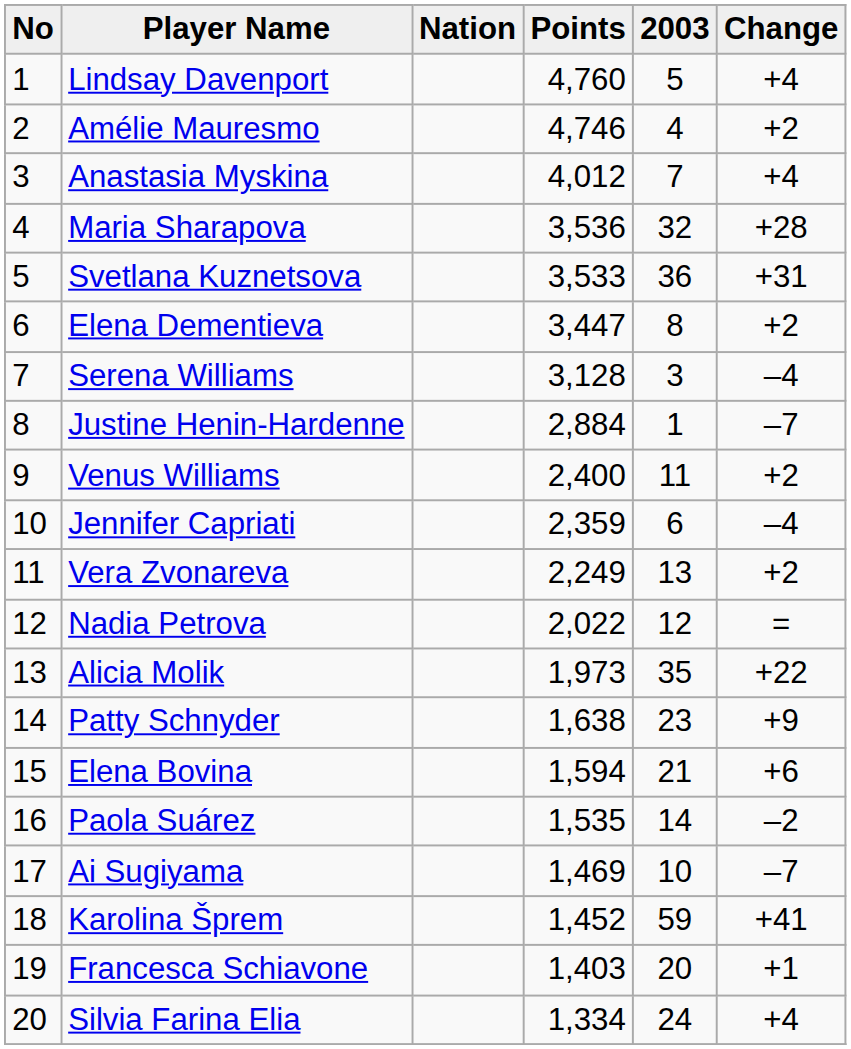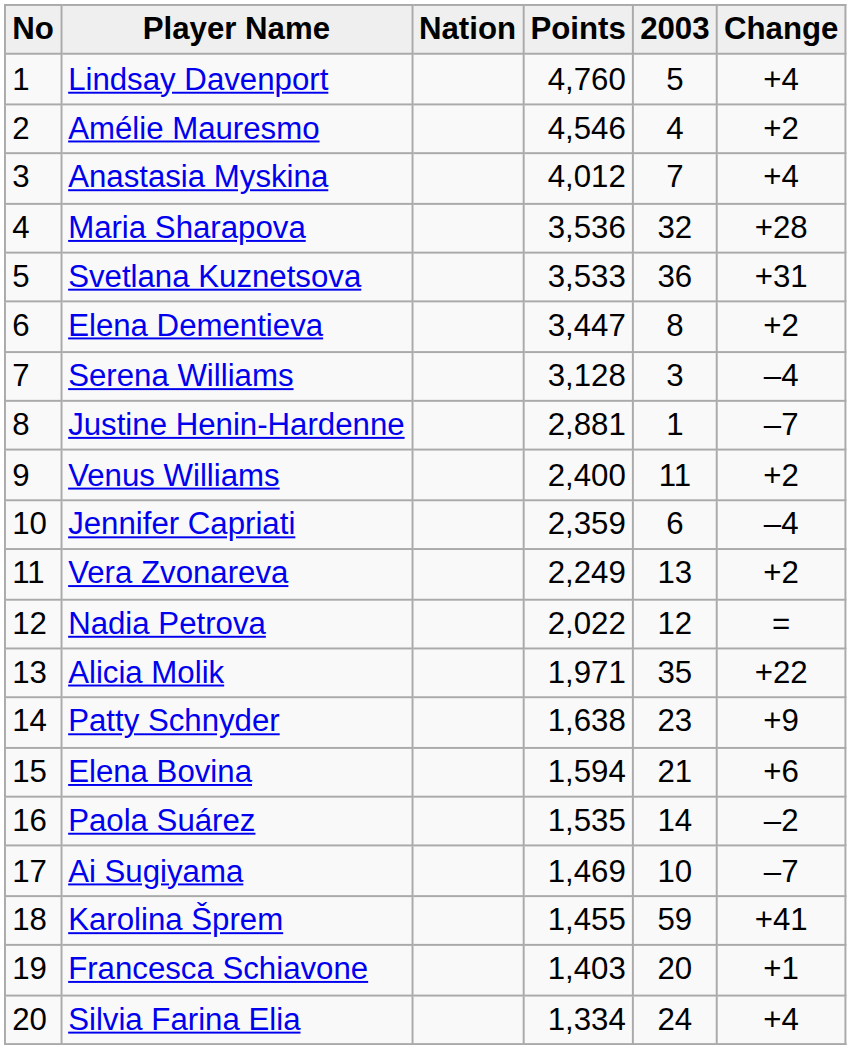(587, 128) 4,746 -> (587, 128) 4,546
(587, 425) 2,884 -> (587, 425) 2,881
(587, 672) 1,973 -> (587, 672) 1,971
(587, 919) 1,452 -> (587, 919) 1,455
